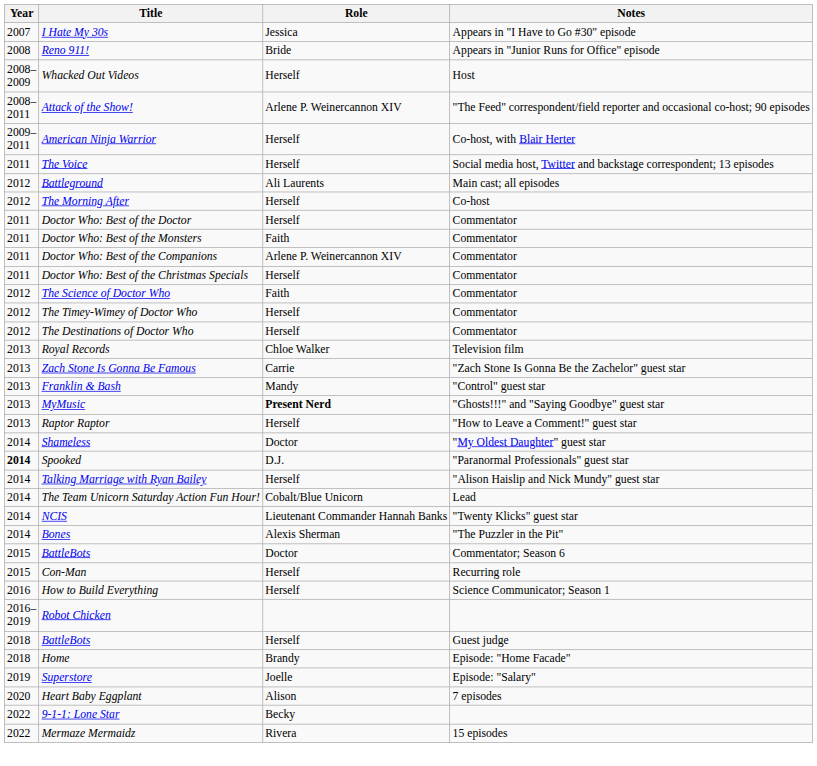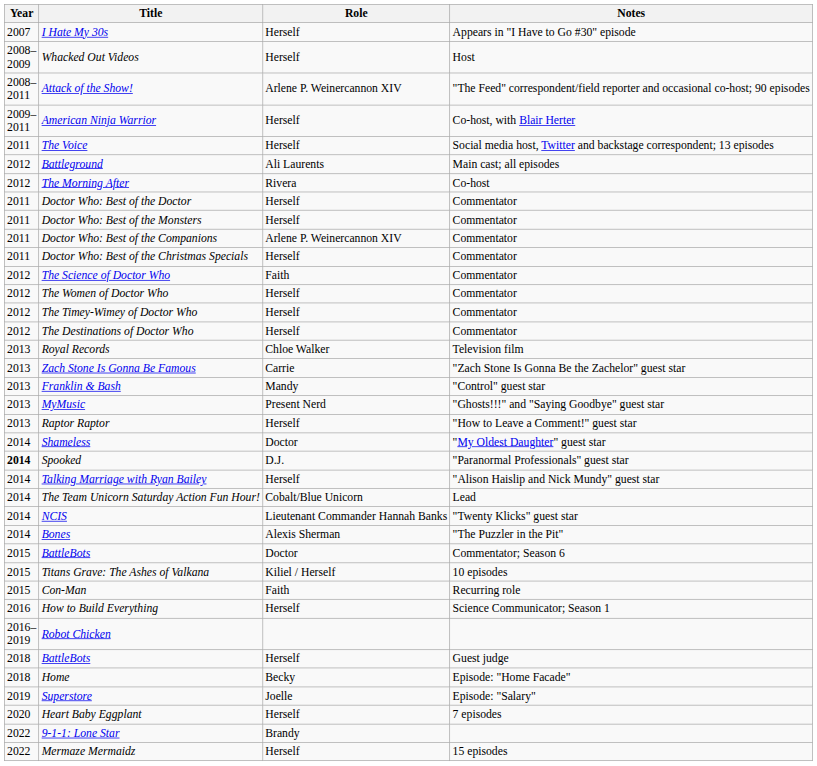(281, 32) Jessica -> (282, 32) Herself
- row: (65, 50)
(282, 201) Herself -> (281, 182) Rivera
(277, 238) Faith -> (282, 219) Herself
+ row: (105, 293)
(298, 405) bold -> (296, 405) normal
+ row: (125, 571)
(282, 571) Herself -> (277, 590) Faith
(282, 659) Brandy -> (280, 677) Becky
(281, 696) Alison -> (282, 714) Herself
(280, 714) Becky -> (282, 733) Brandy
(281, 733) Rivera -> (282, 751) Herself
